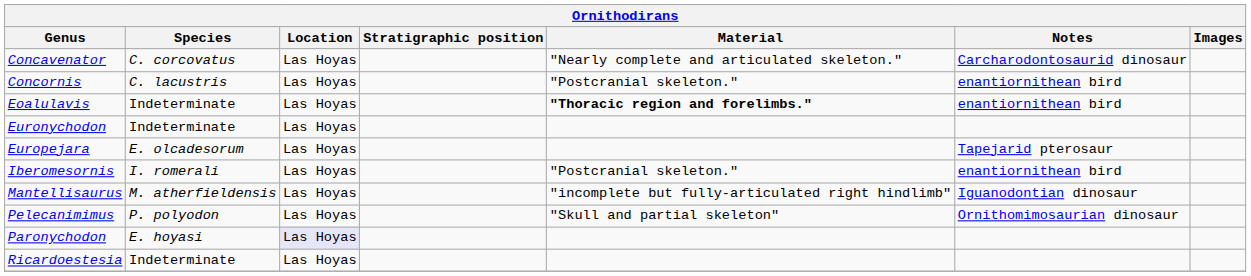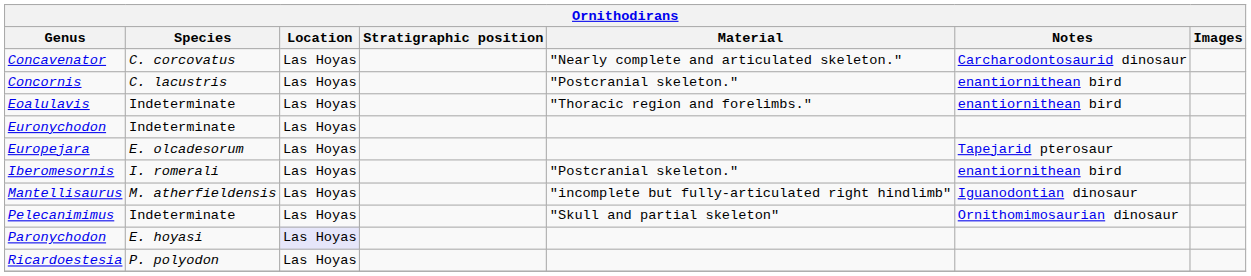(681, 105) bold -> (681, 105) normal
(174, 216) P. polyodon -> (182, 216) Indeterminate
(182, 260) Indeterminate -> (174, 260) P. polyodon
